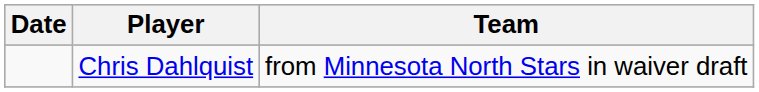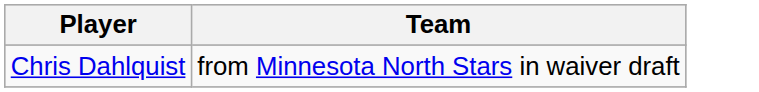- column: (39, 24)
